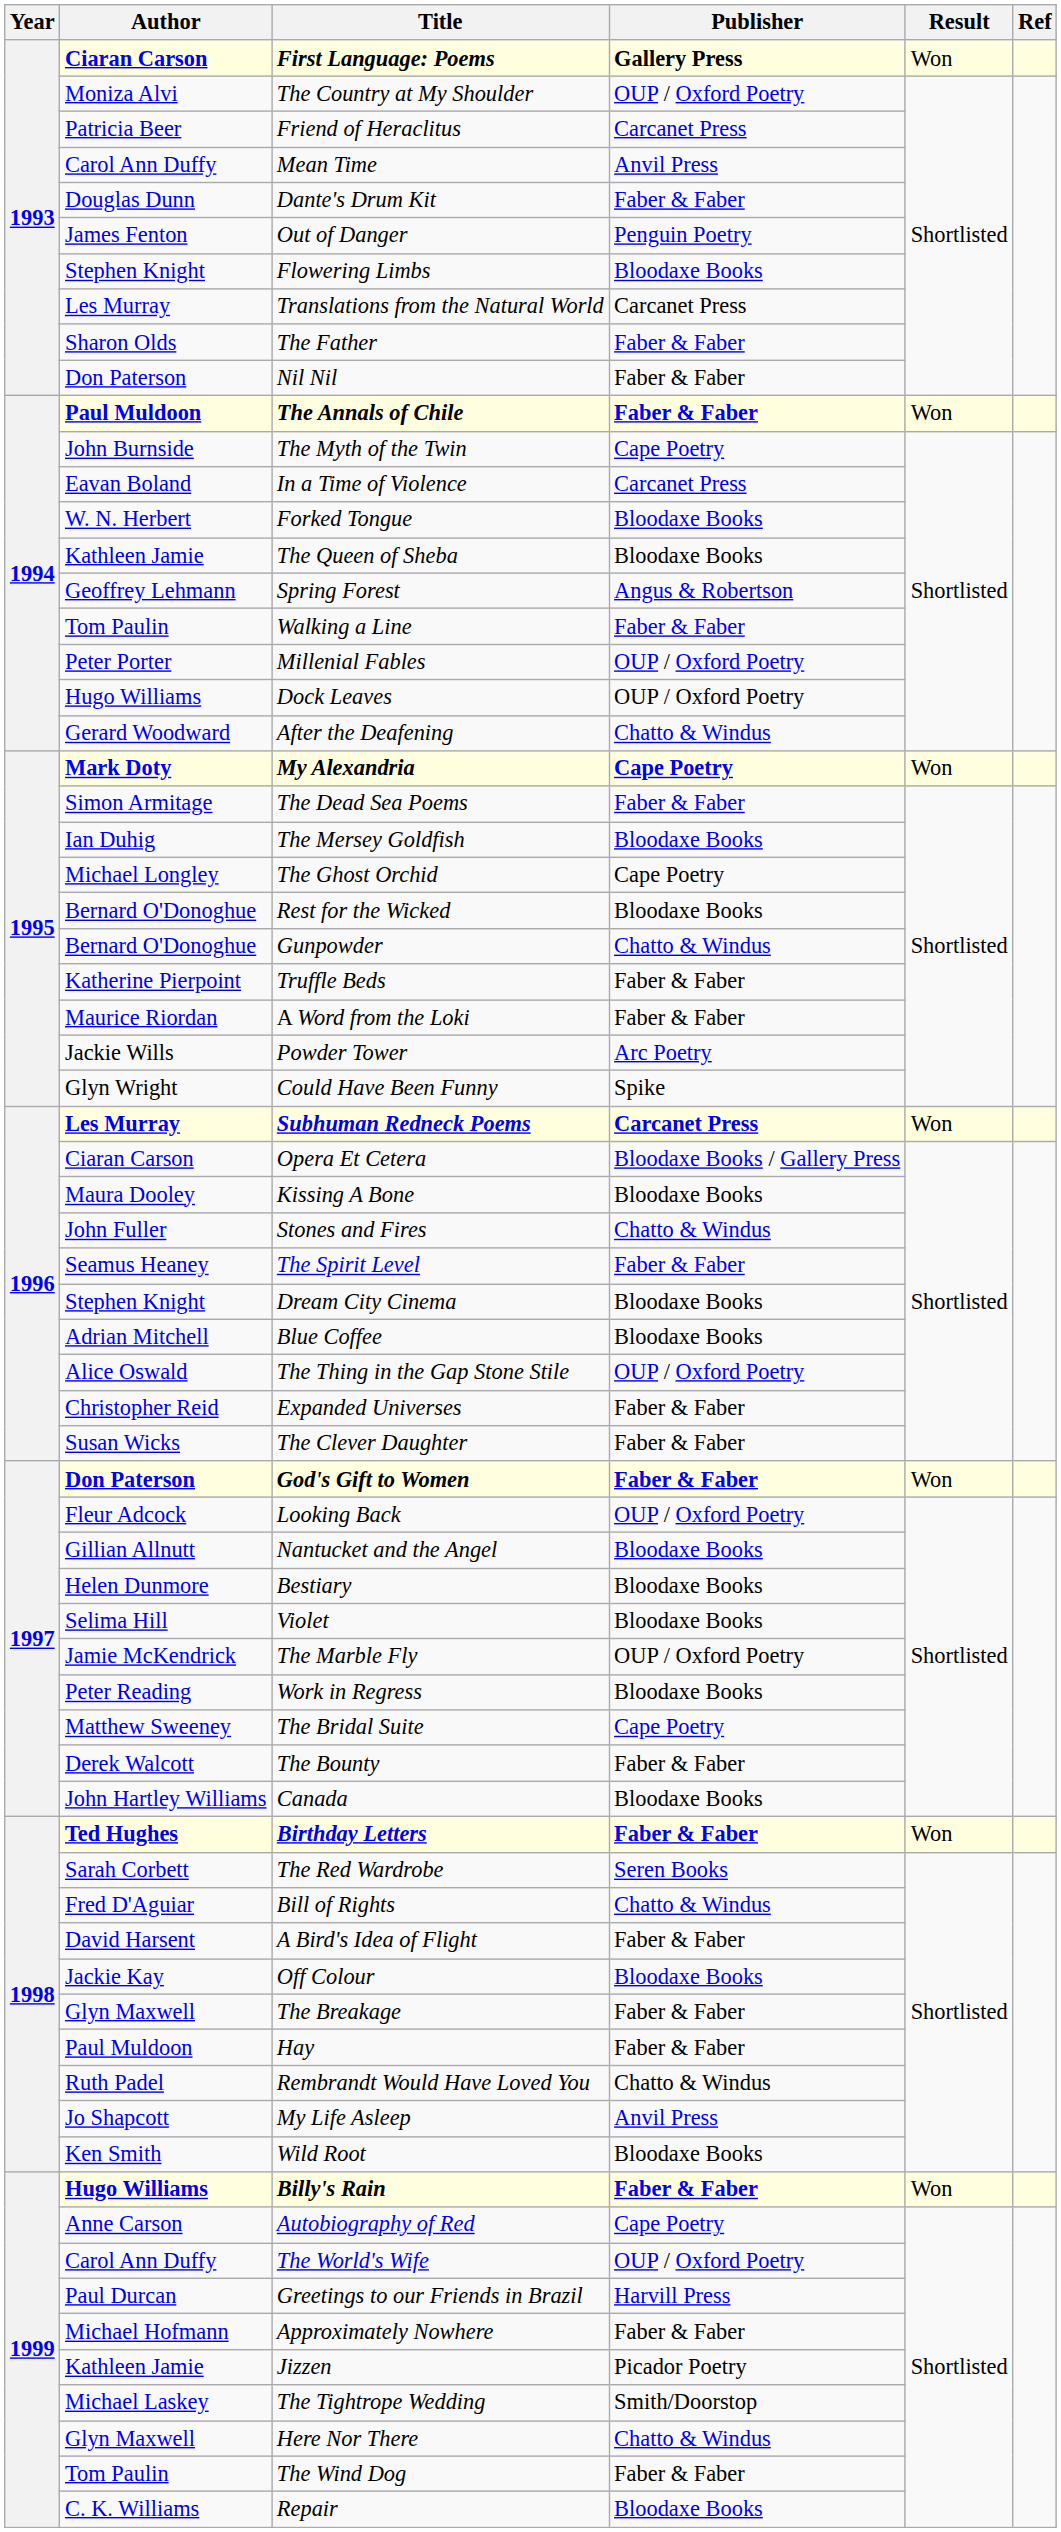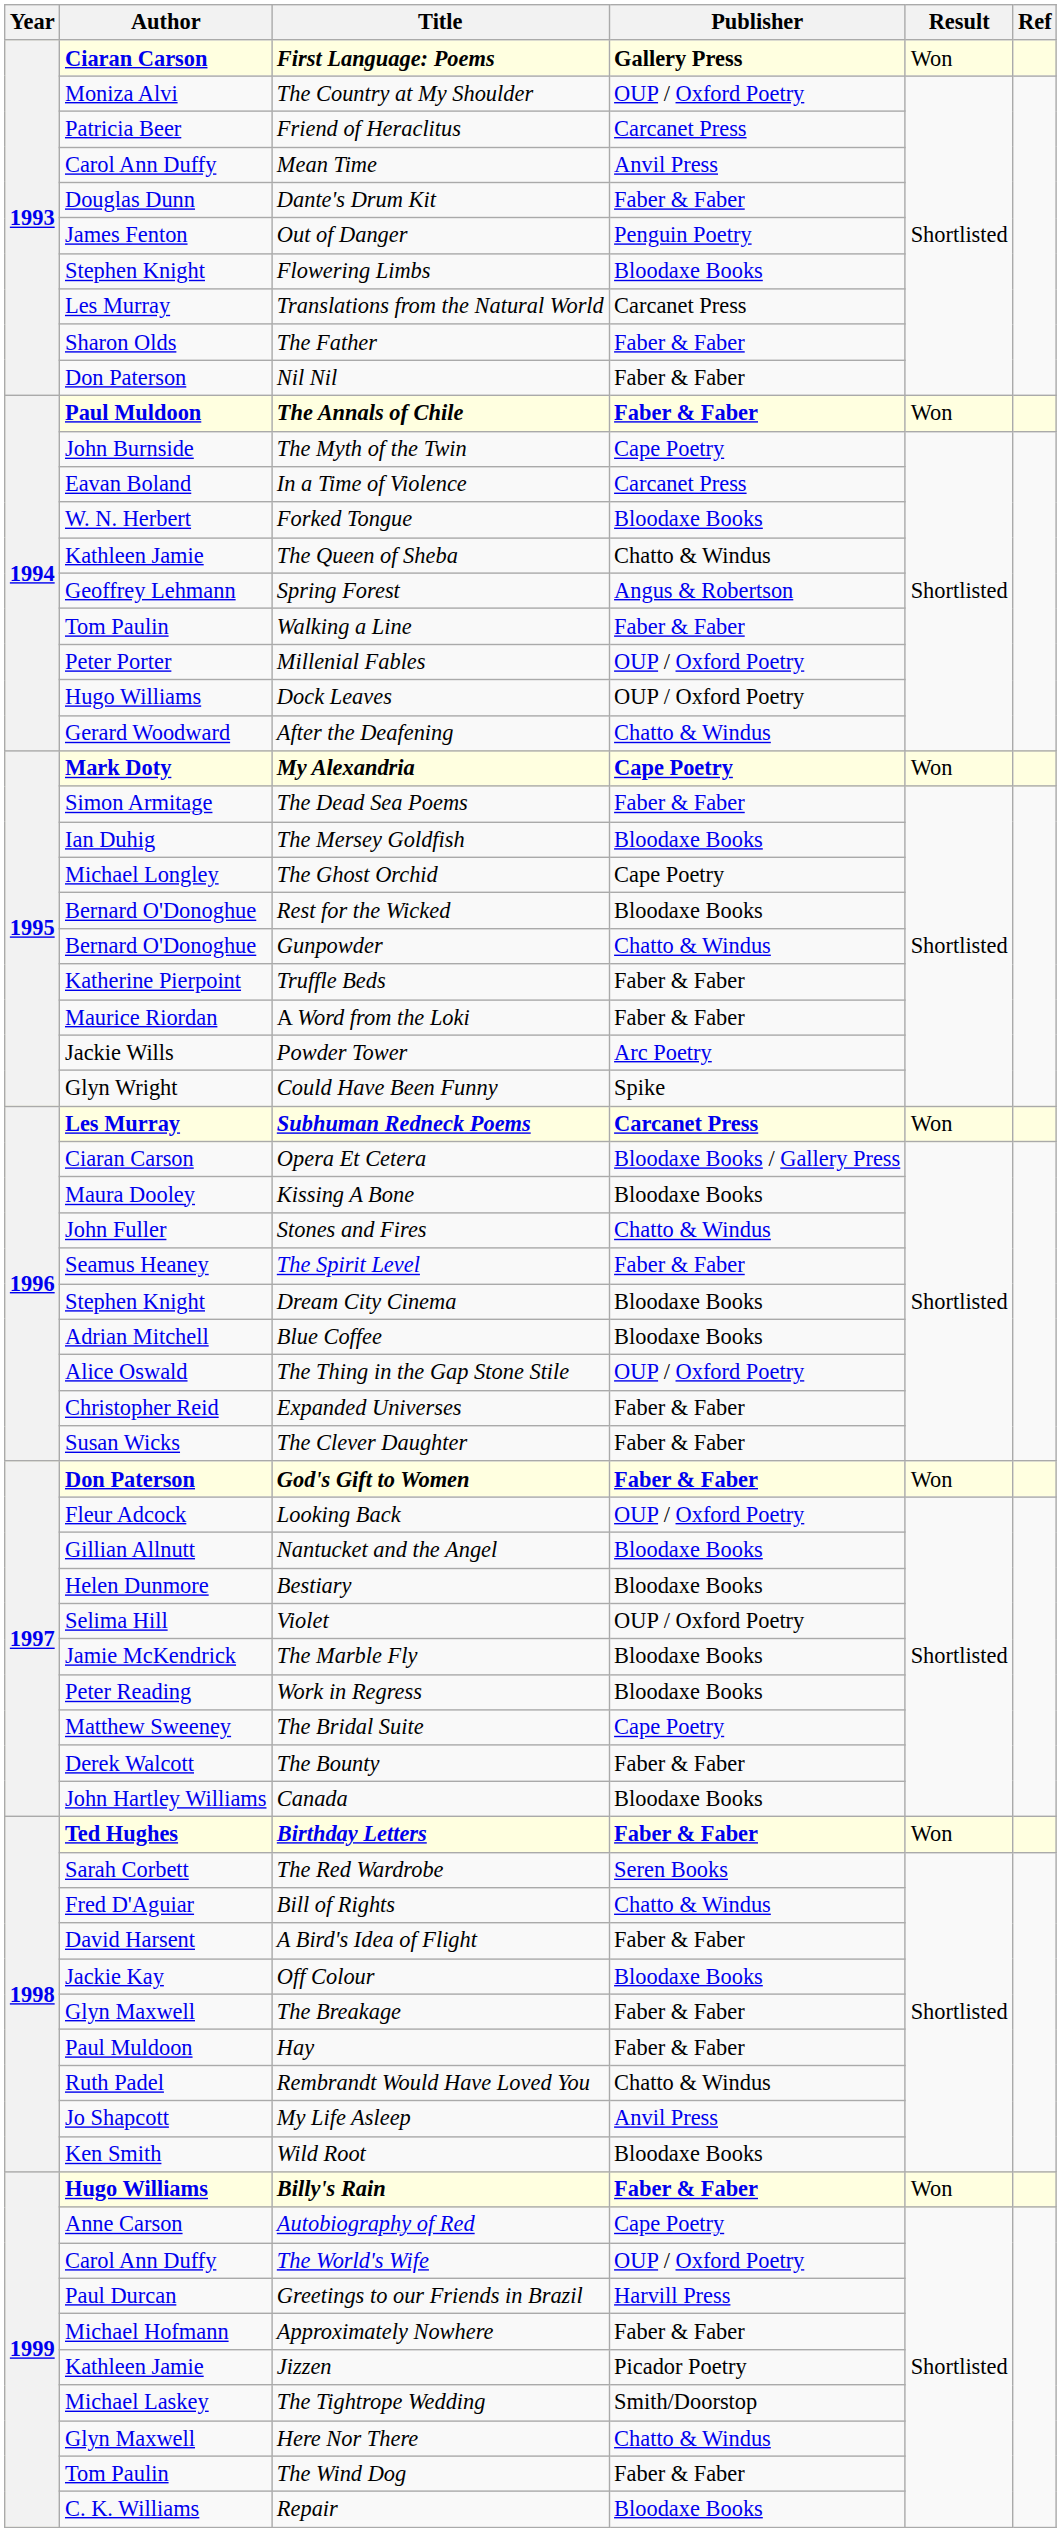(688, 555) Bloodaxe Books -> (692, 555) Chatto & Windus
(688, 1620) Bloodaxe Books -> (709, 1620) OUP / Oxford Poetry
(709, 1656) OUP / Oxford Poetry -> (688, 1656) Bloodaxe Books
